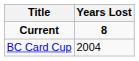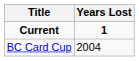(104, 30) 8 -> (104, 30) 1
